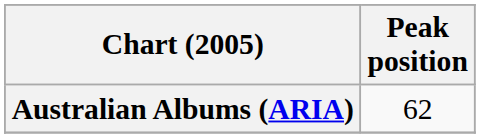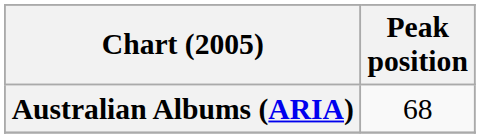(418, 108) 62 -> (418, 108) 68
